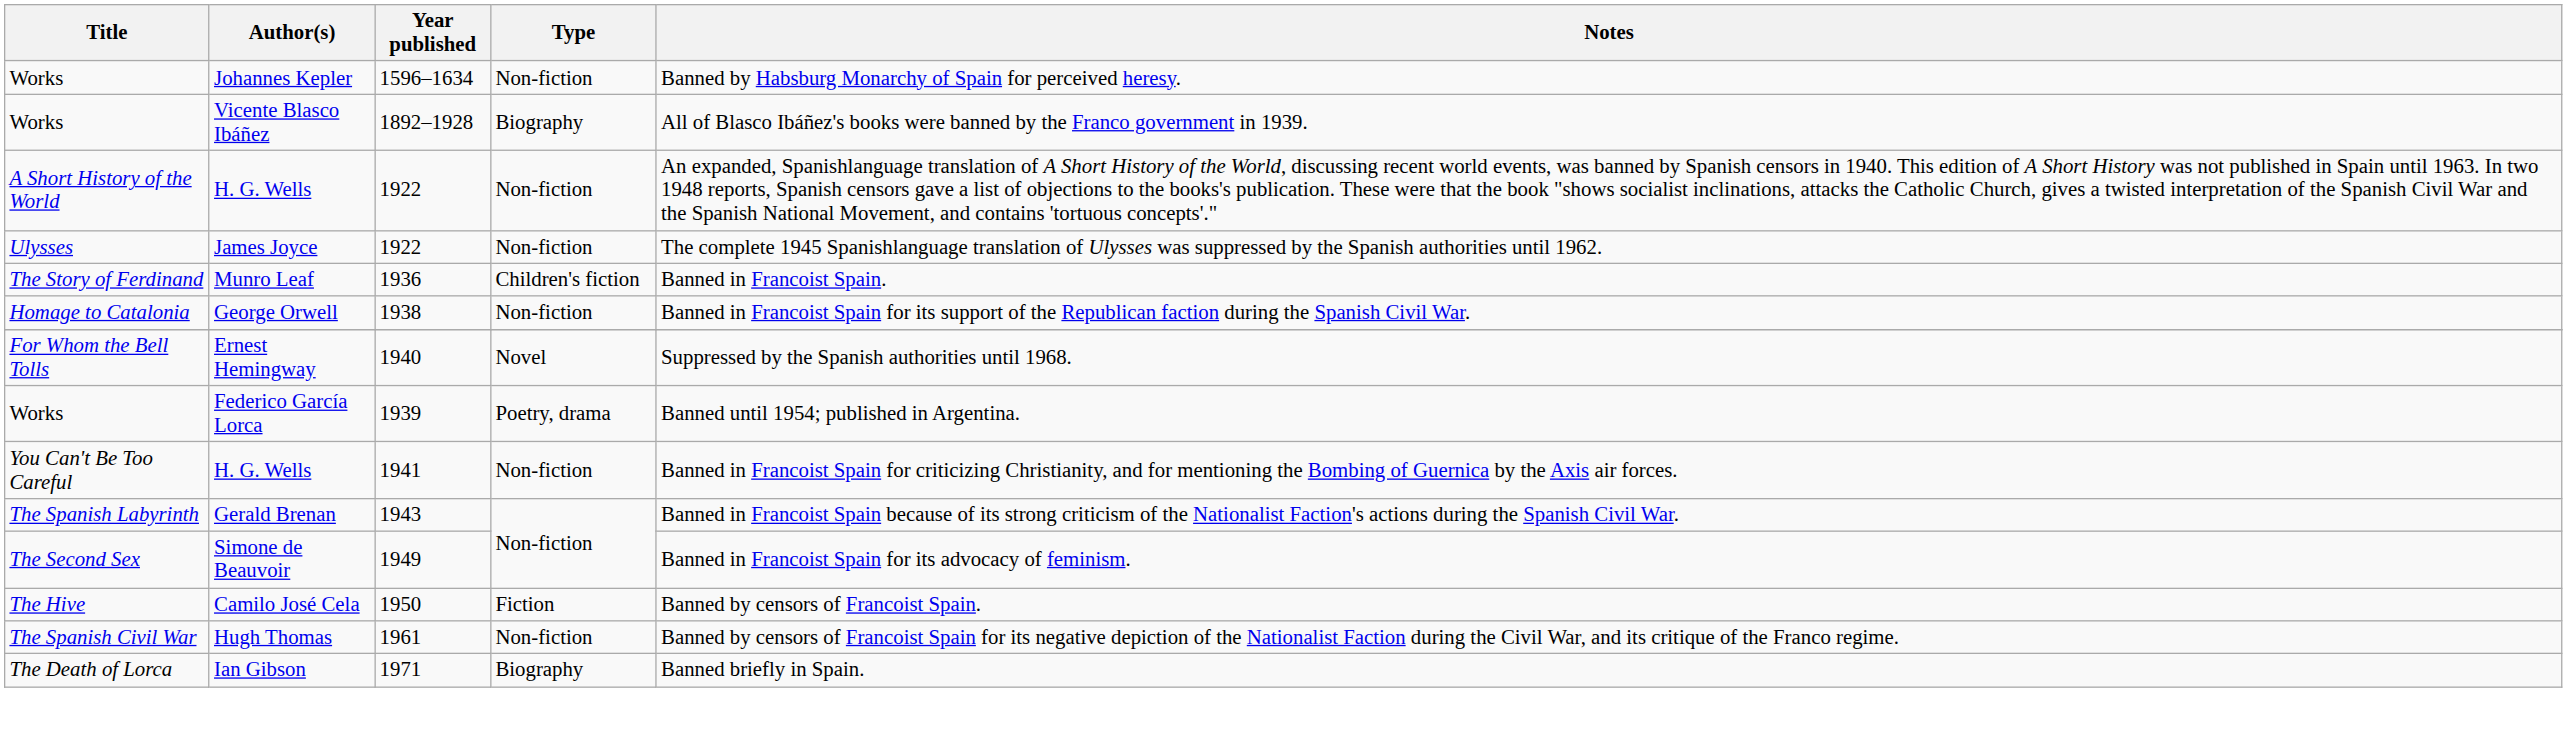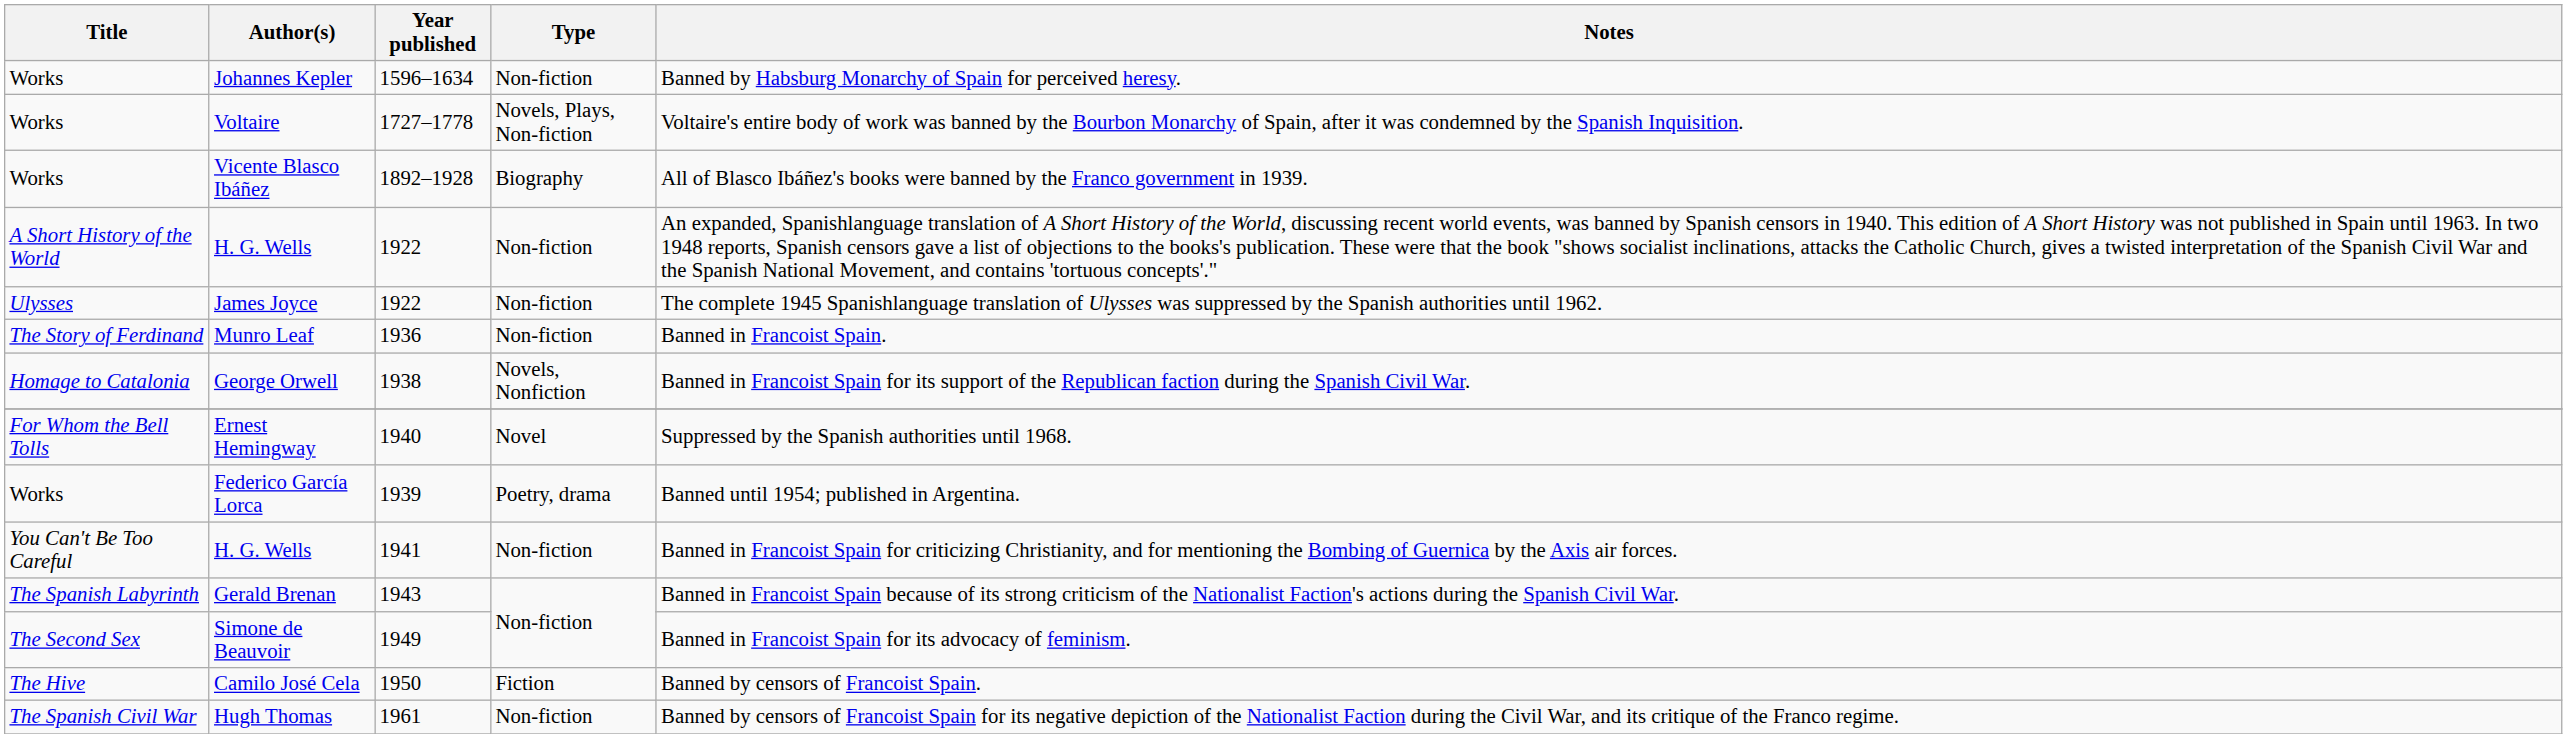+ row: (247, 122)
(568, 279) Children's fiction -> (544, 335) Non-fiction
(544, 312) Non-fiction -> (541, 380) Novels, Nonfiction
- row: (260, 670)
